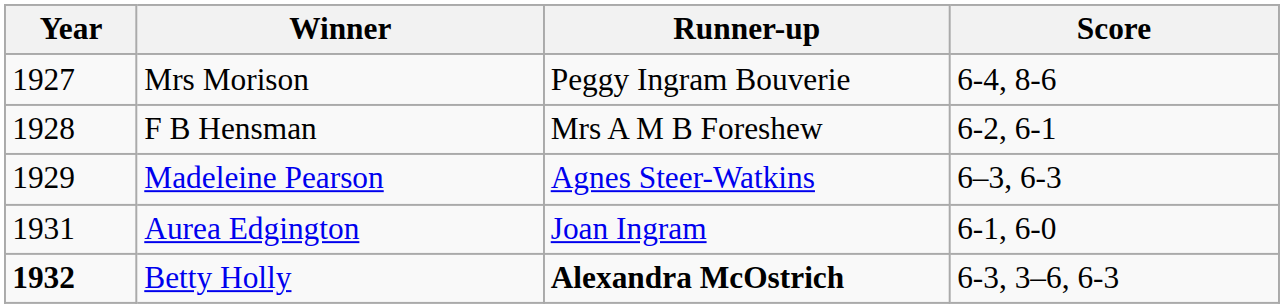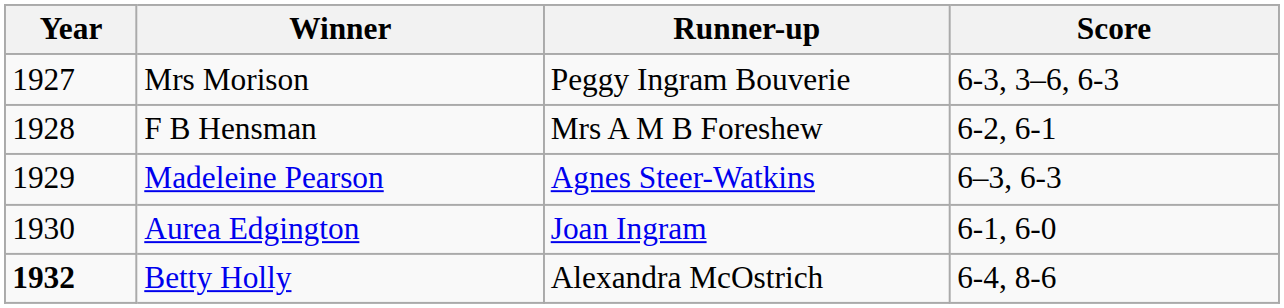(1007, 79) 6-4, 8-6 -> (1038, 79) 6-3, 3–6, 6-3
(44, 228) 1931 -> (44, 228) 1930
(697, 278) bold -> (687, 278) normal
(1038, 278) 6-3, 3–6, 6-3 -> (1007, 278) 6-4, 8-6
